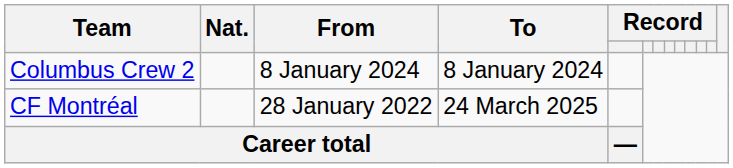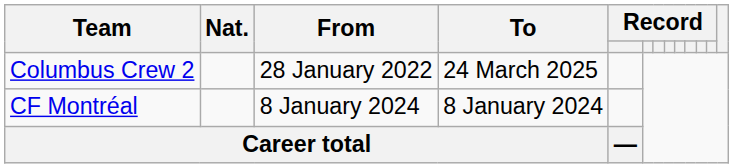(340, 70) 8 January 2024 -> (346, 70) 28 January 2022
(523, 70) 8 January 2024 -> (521, 70) 24 March 2025
(346, 107) 28 January 2022 -> (340, 107) 8 January 2024
(521, 107) 24 March 2025 -> (523, 107) 8 January 2024
